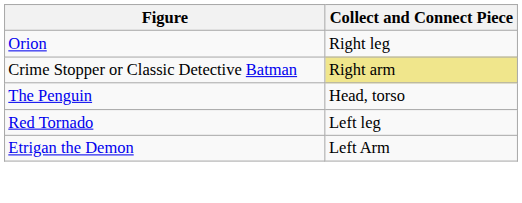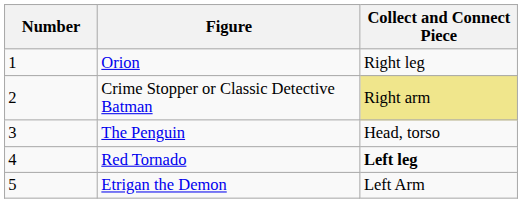+ column: (51, 26)
(355, 122) normal -> (391, 159) bold
